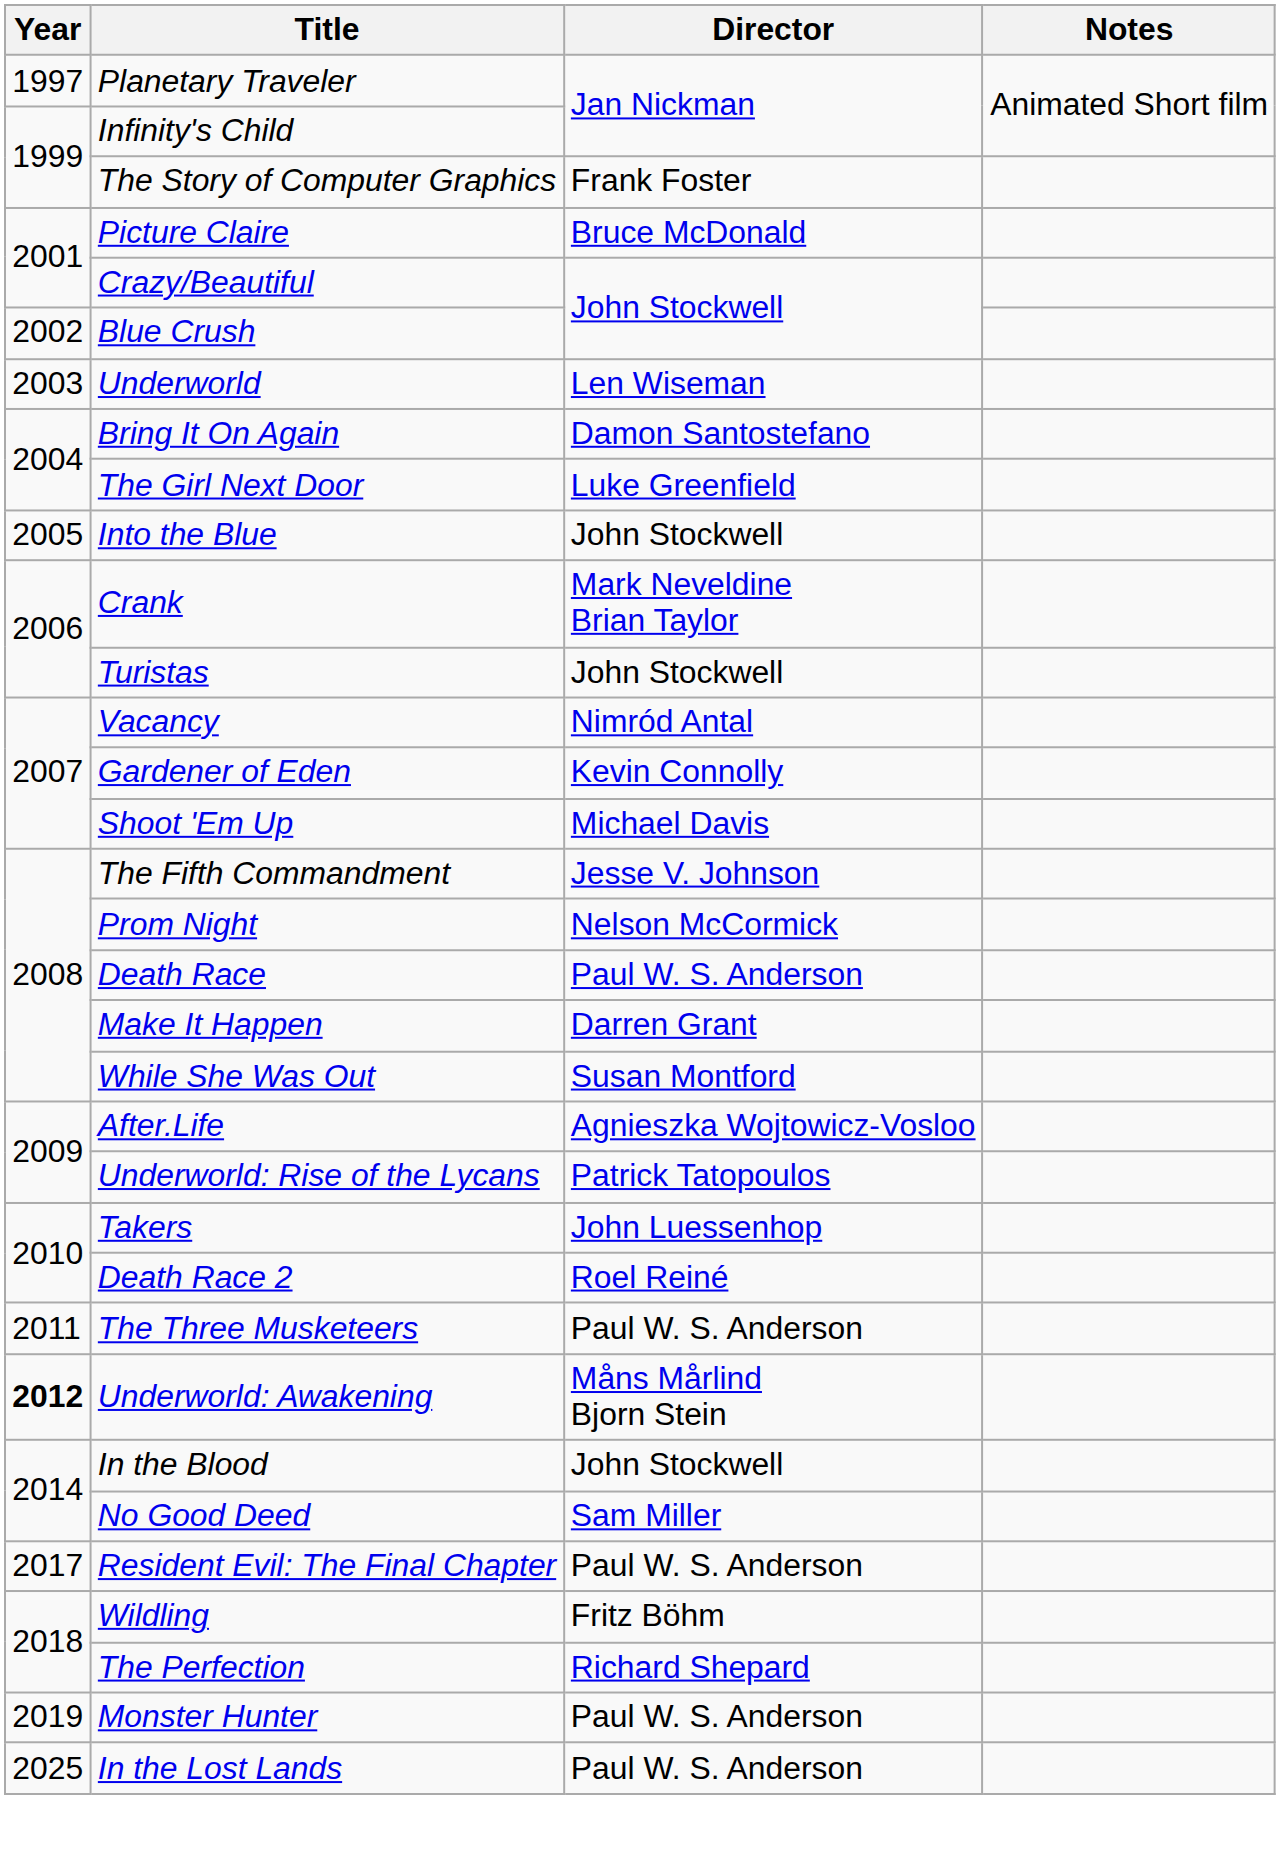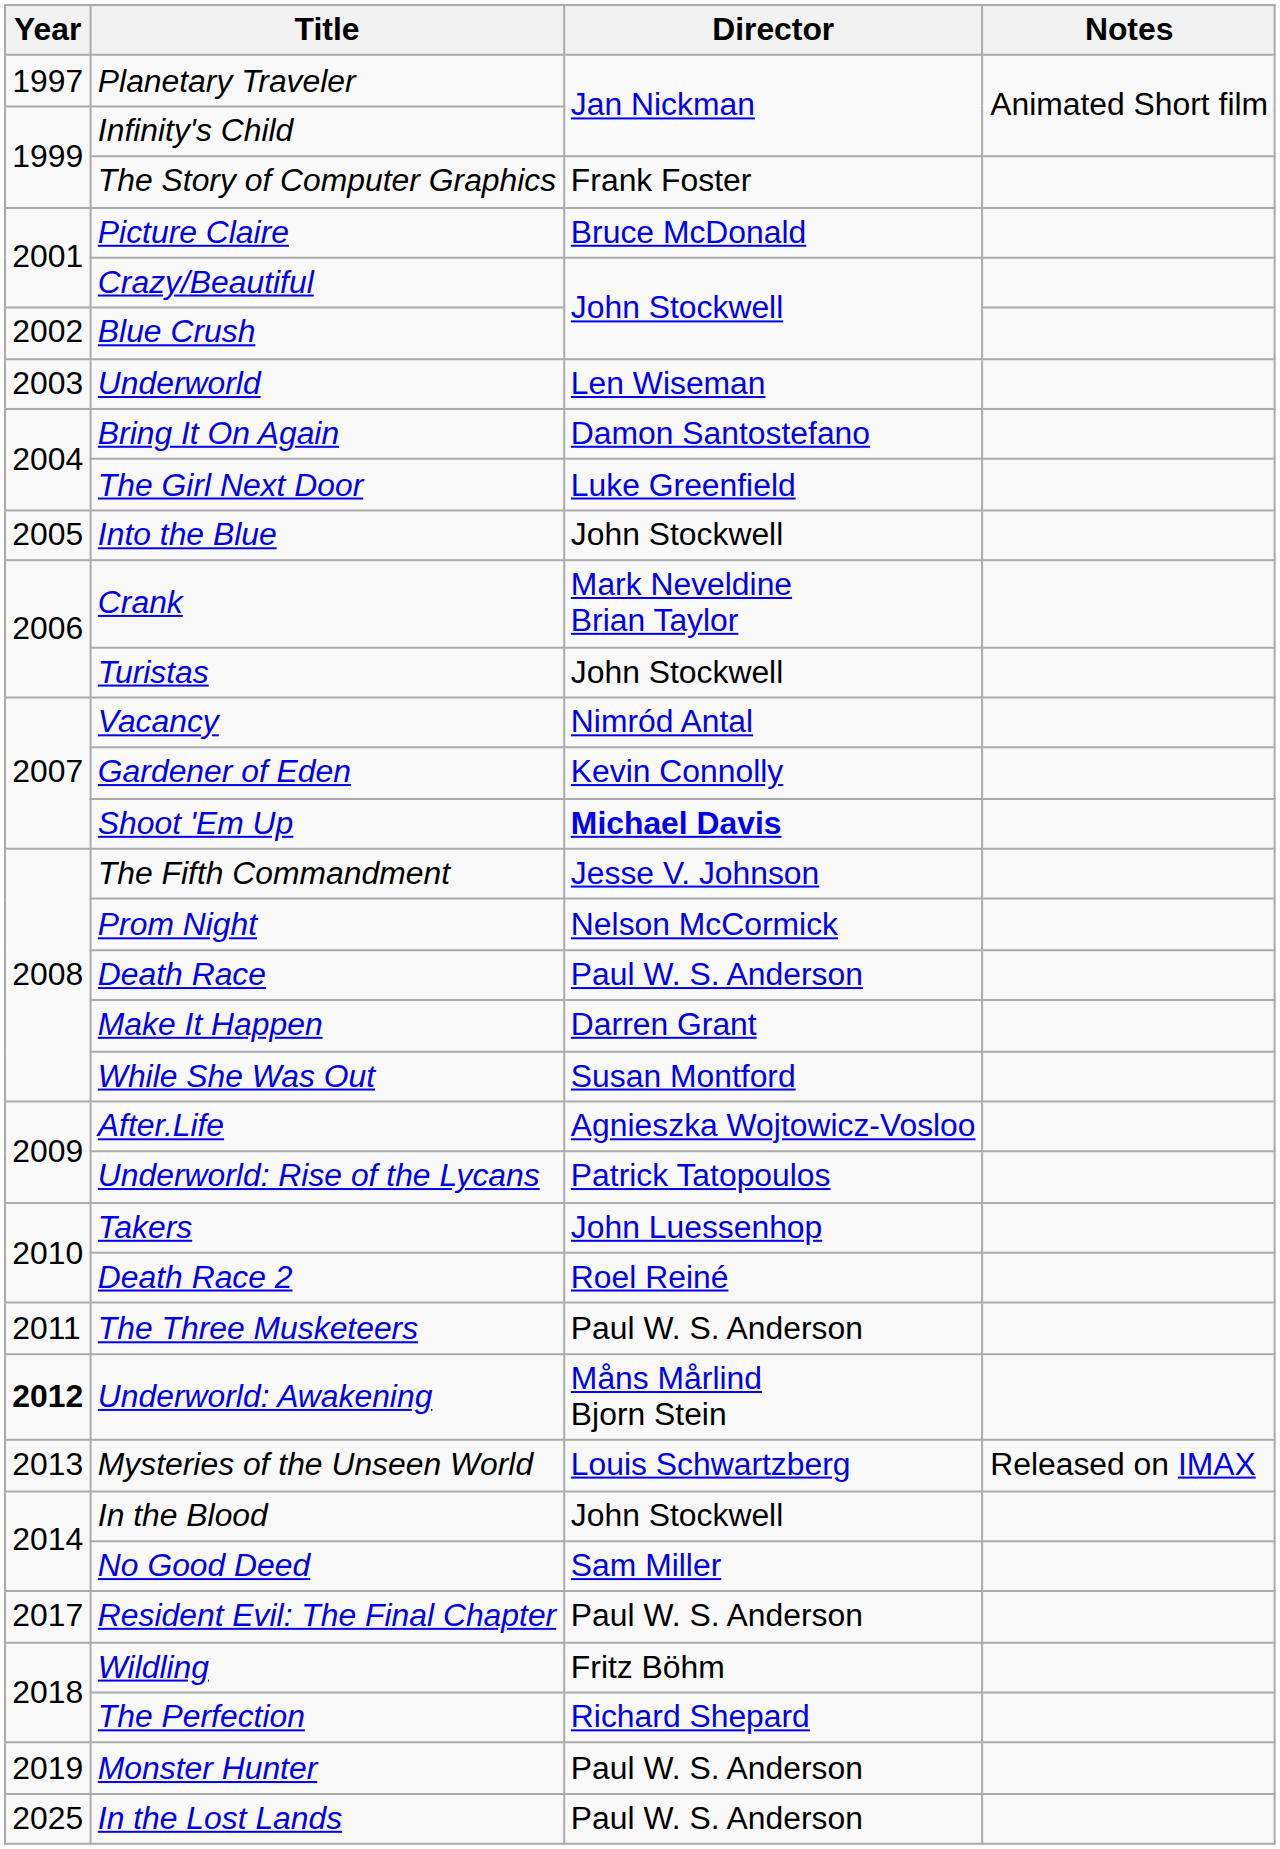(670, 823) normal -> (676, 823) bold
+ row: (315, 1464)
